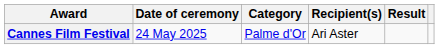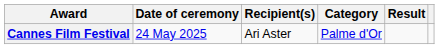columns swapped: (275, 14) <-> (347, 14)
